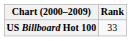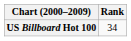(112, 28) 33 -> (112, 28) 34
